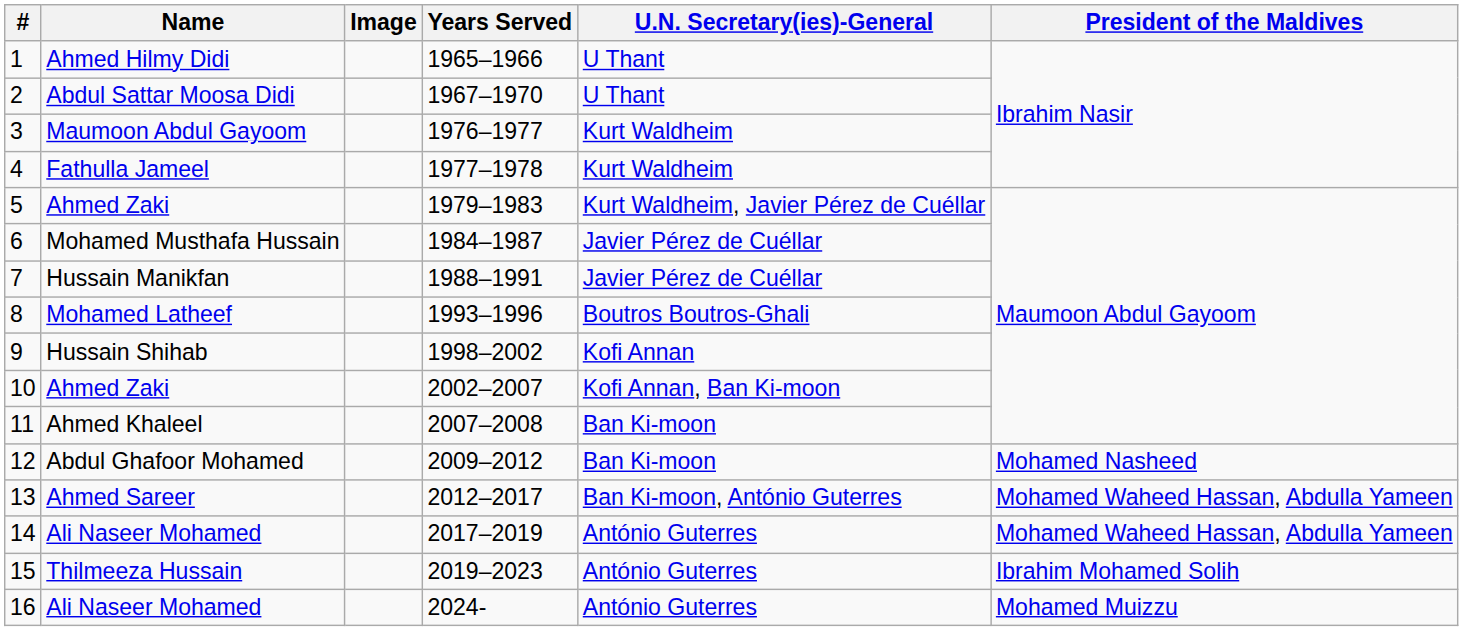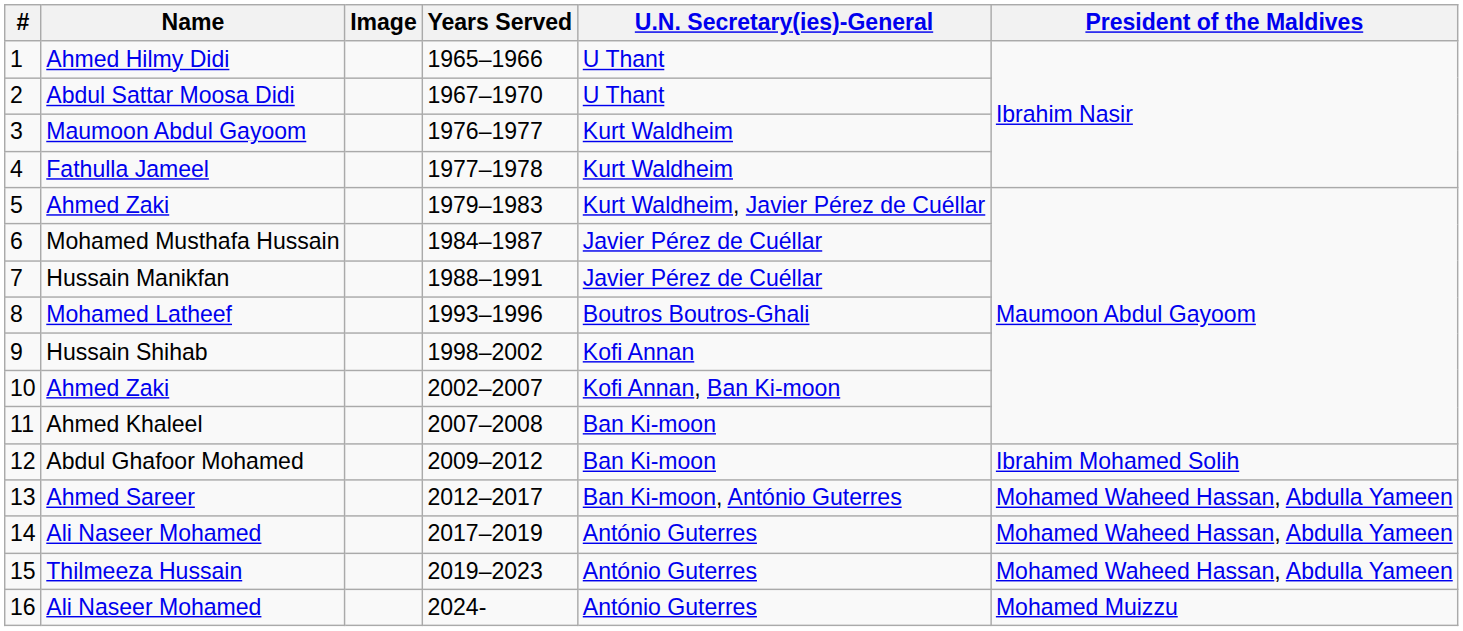(1096, 461) Mohamed Nasheed -> (1118, 461) Ibrahim Mohamed Solih
(1118, 570) Ibrahim Mohamed Solih -> (1224, 570) Mohamed Waheed Hassan, Abdulla Yameen
